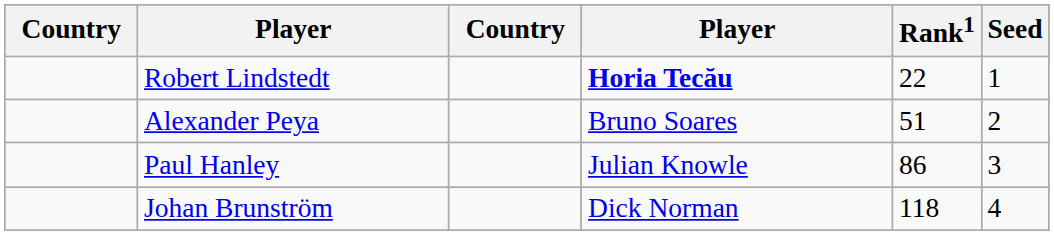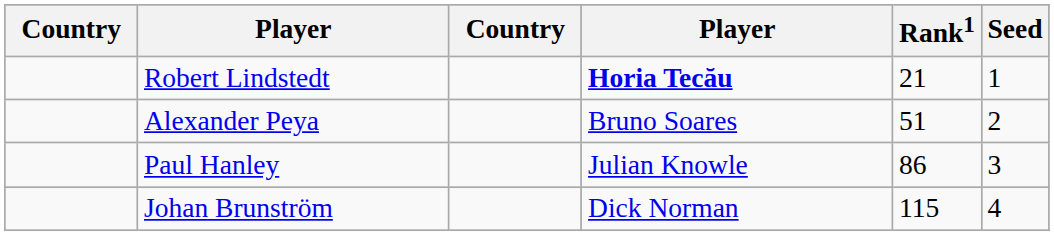(913, 77) 22 -> (913, 77) 21
(919, 208) 118 -> (919, 208) 115
